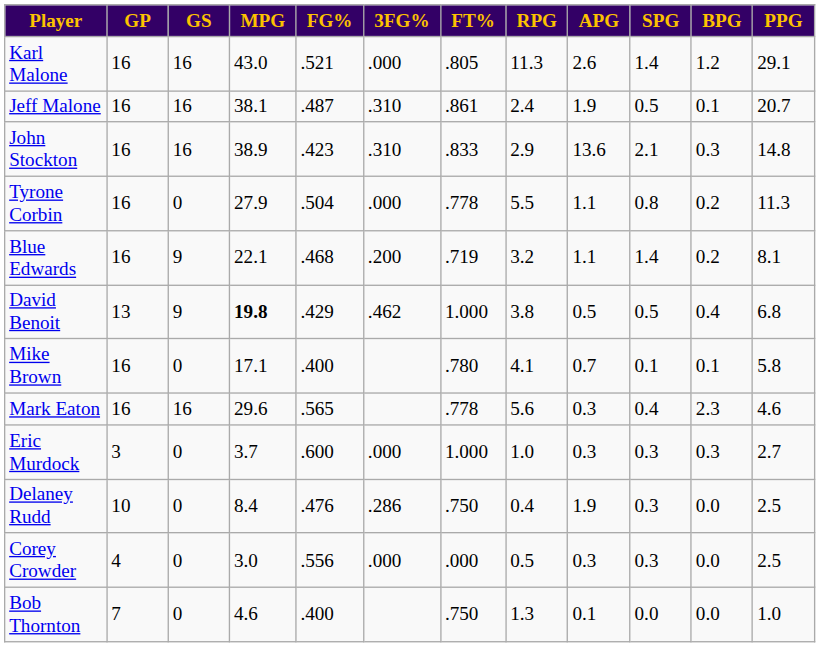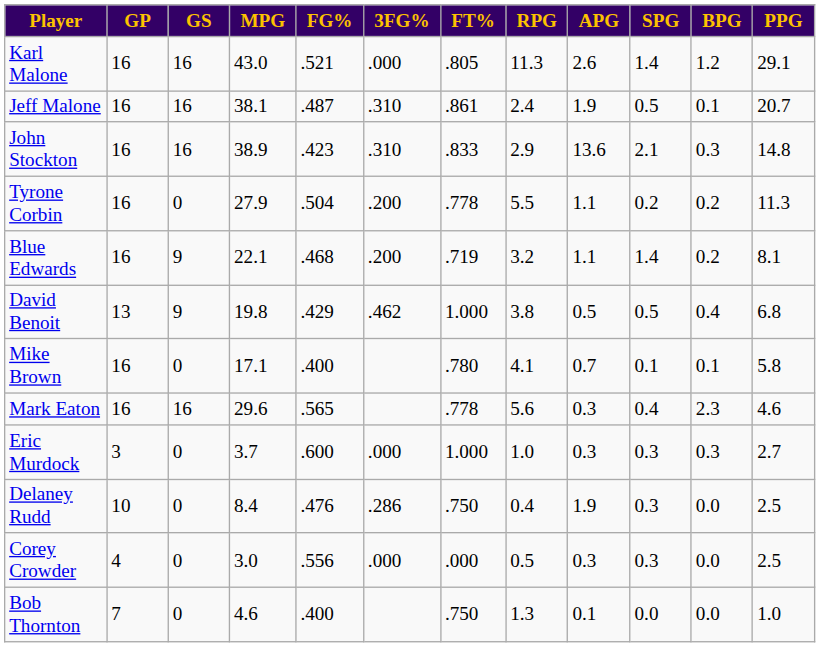(385, 203) .000 -> (385, 203) .200
(647, 203) 0.8 -> (647, 203) 0.2
(251, 311) bold -> (251, 311) normal
